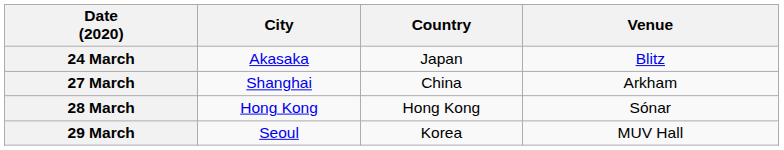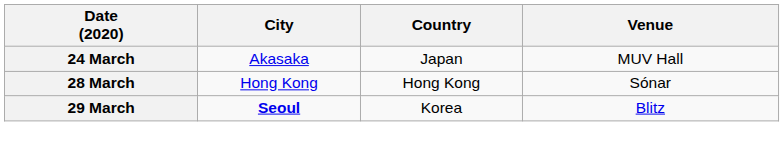(650, 58) Blitz -> (650, 58) MUV Hall
- row: (101, 83)
(279, 132) normal -> (279, 108) bold
(650, 132) MUV Hall -> (650, 108) Blitz
